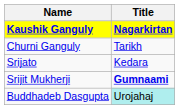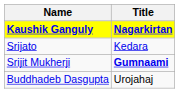- row: (43, 46)
(133, 96) paleturquoise background -> (133, 79) no background
